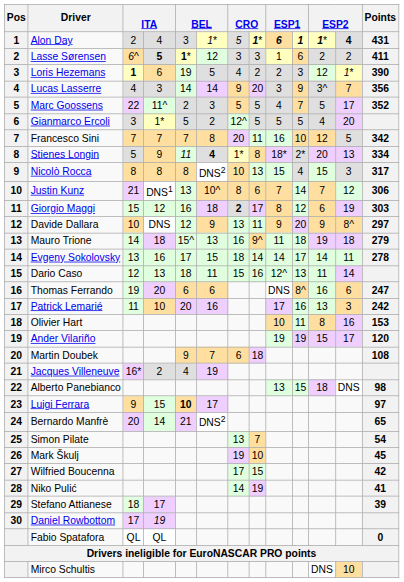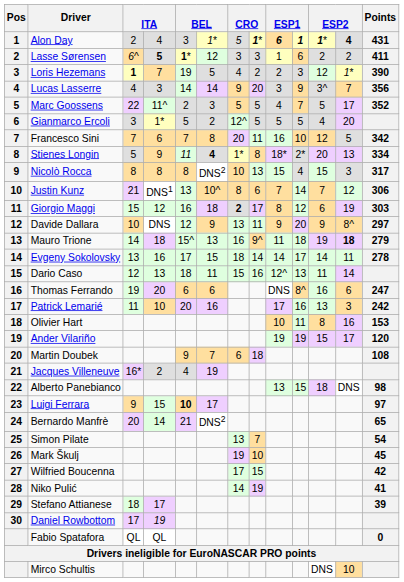(159, 72) 6 -> (159, 72) 7
(159, 138) 7 -> (159, 138) 6
(349, 241) normal -> (349, 241) bold
